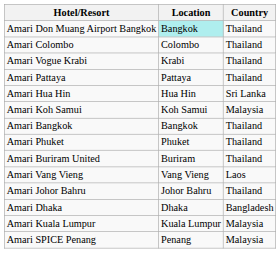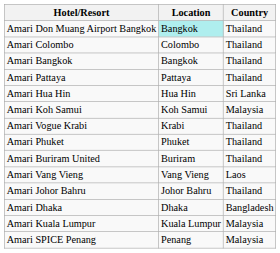rows swapped: (40, 126) <-> (47, 61)
